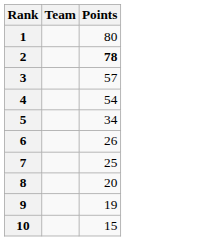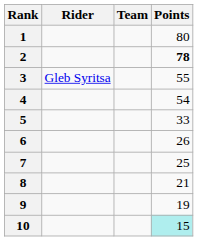+ column: (78, 15)
(111, 78) 57 -> (183, 78) 55
(111, 120) 34 -> (183, 120) 33
(111, 183) 20 -> (183, 183) 21
(111, 225) no background -> (183, 225) paleturquoise background
